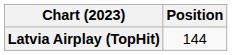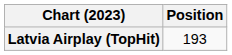(195, 38) 144 -> (195, 38) 193
